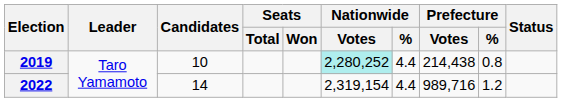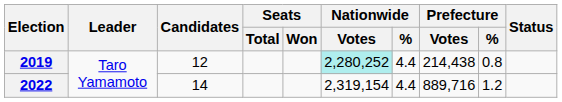(200, 62) 10 -> (200, 62) 12
(449, 85) 989,716 -> (449, 85) 889,716
